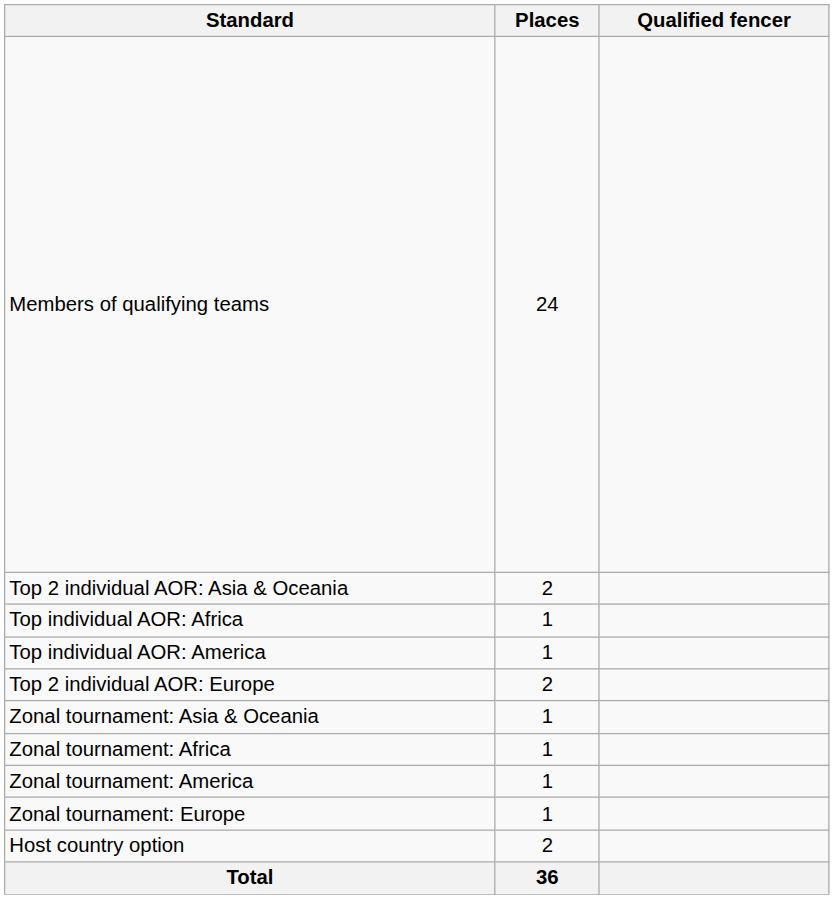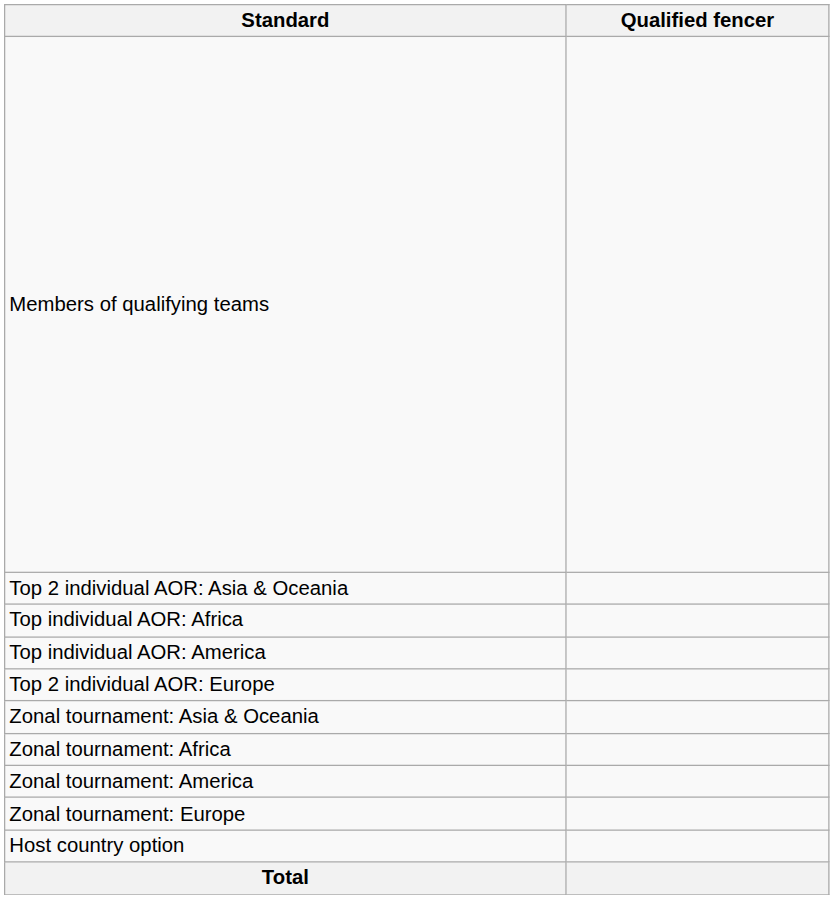- column: (547, 20)
